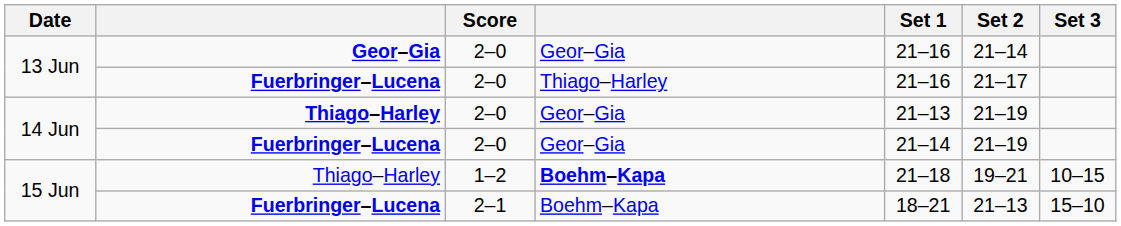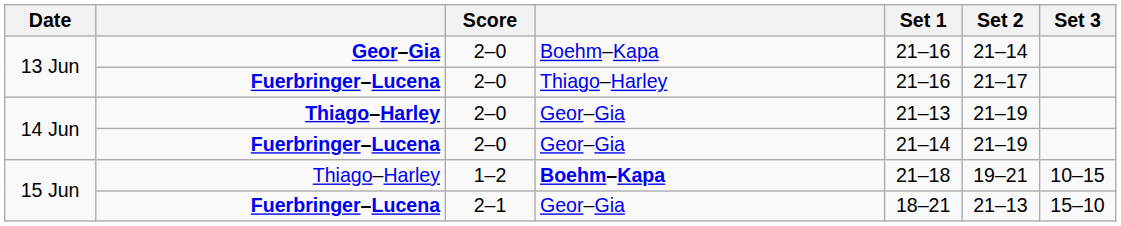(582, 51) Geor–Gia -> (599, 51) Boehm–Kapa
(599, 206) Boehm–Kapa -> (582, 206) Geor–Gia
